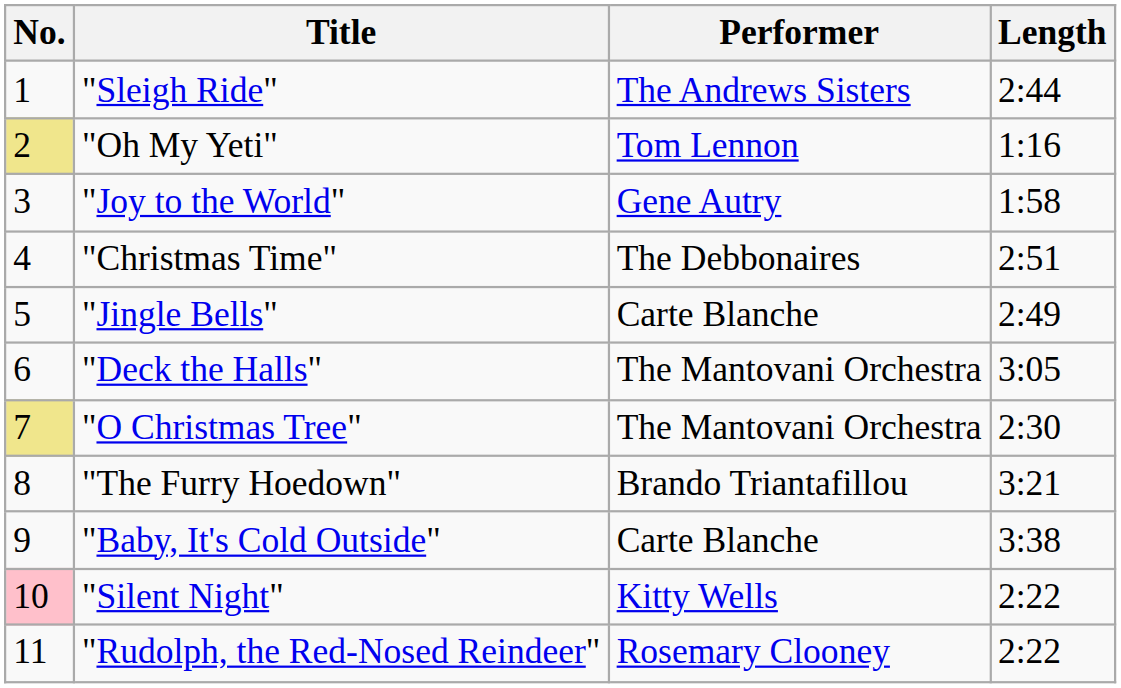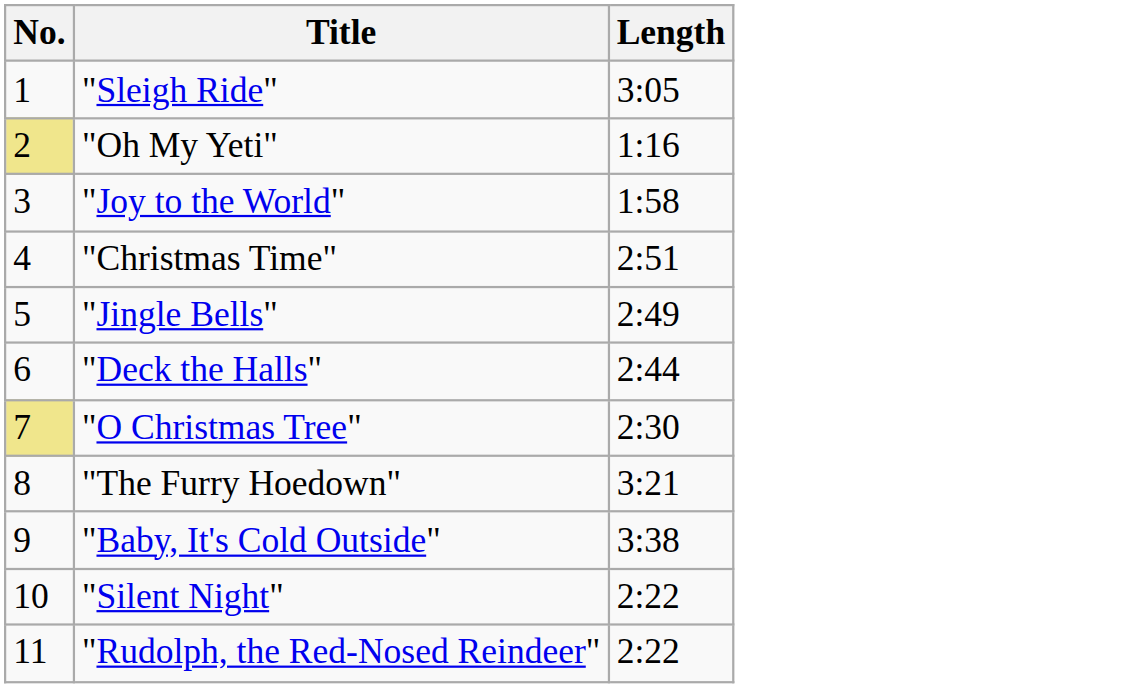- column: (799, 32)
(1030, 88) 2:44 -> (648, 88) 3:05
(1030, 370) 3:05 -> (648, 370) 2:44
(31, 595) pink background -> (31, 595) no background
